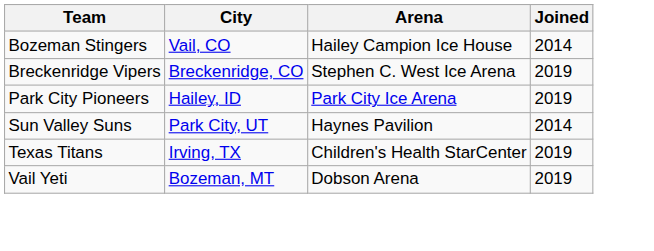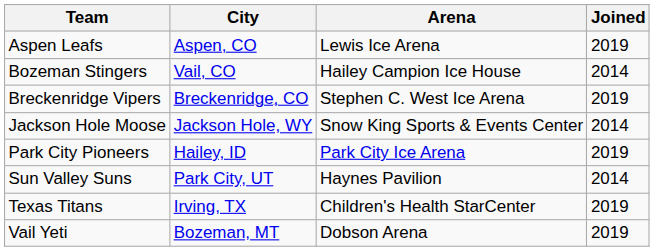+ row: (56, 44)
+ row: (87, 125)
